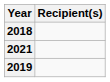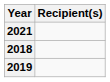rows swapped: (20, 49) <-> (20, 31)
